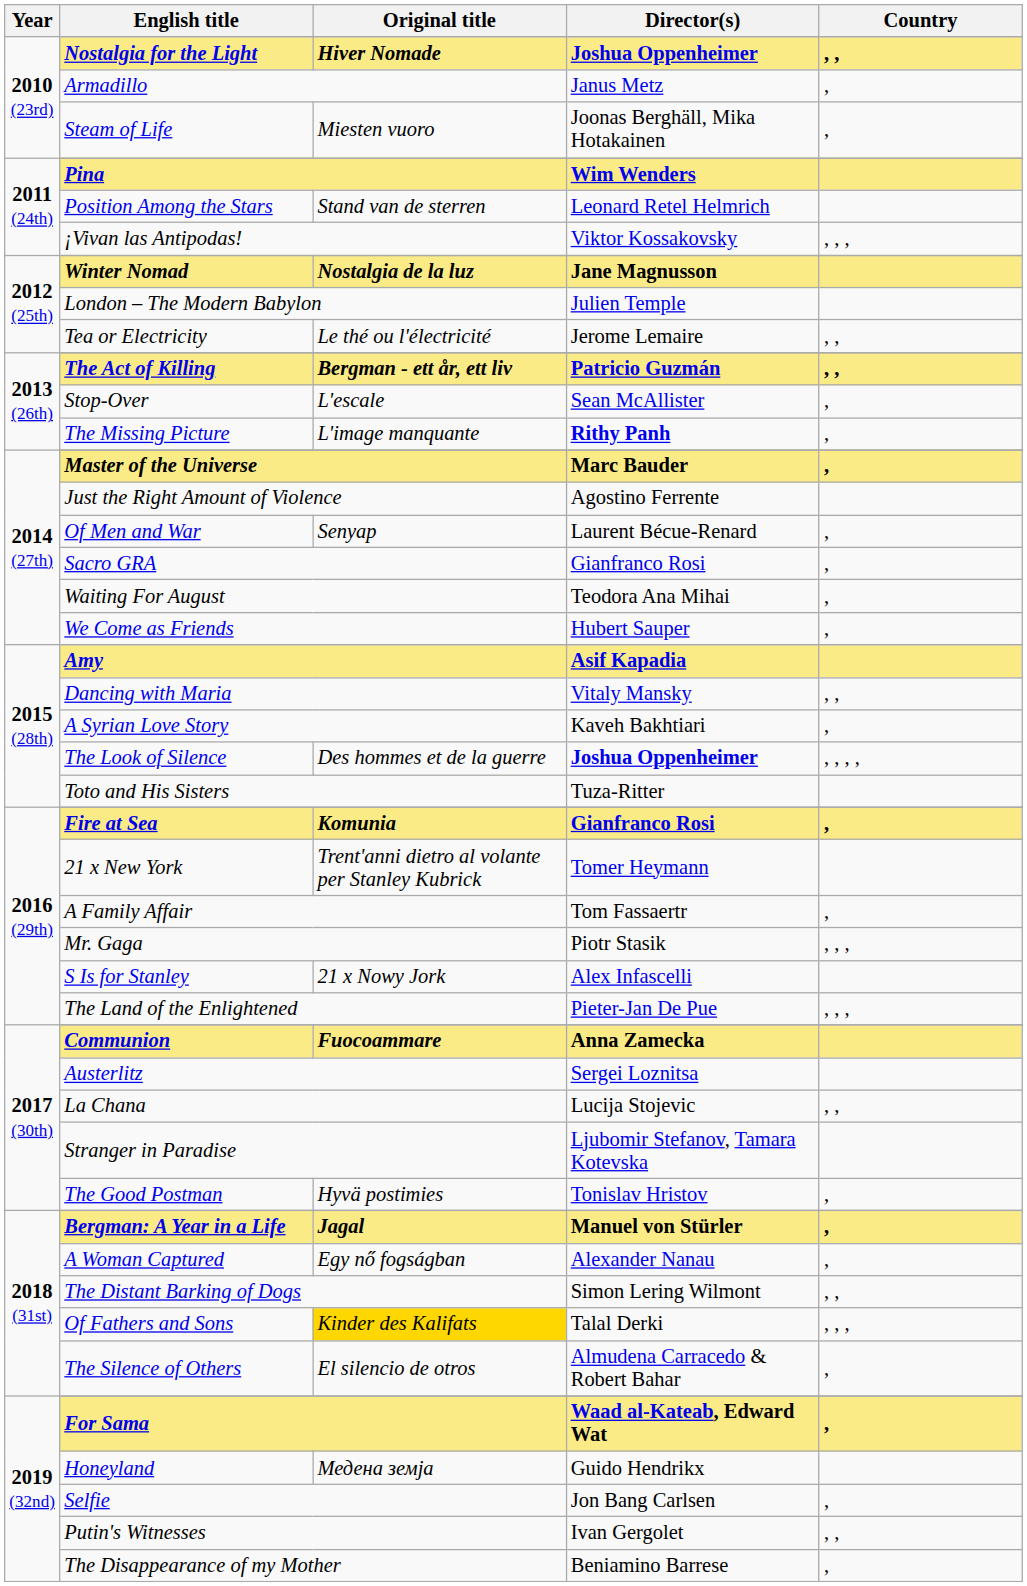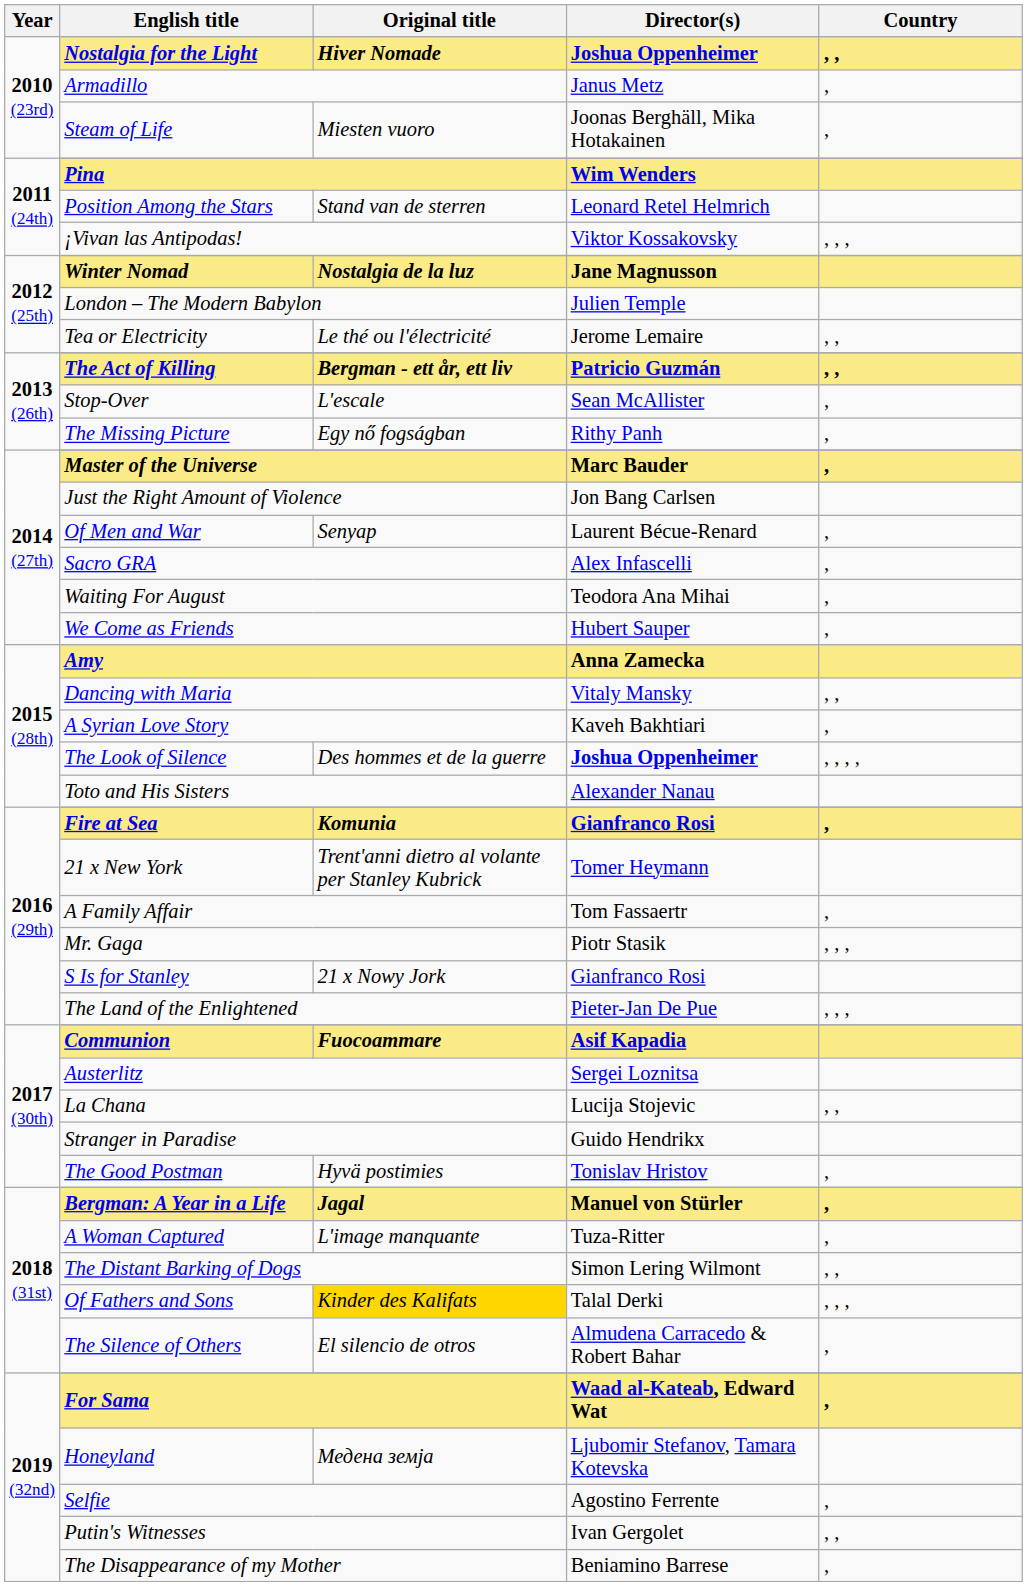(398, 433) L'image manquante -> (391, 433) Egy nő fogságban
(621, 433) bold -> (617, 433) normal
(645, 498) Agostino Ferrente -> (643, 498) Jon Bang Carlsen
(638, 563) Gianfranco Rosi -> (631, 563) Alex Infascelli
(628, 660) Asif Kapadia -> (638, 660) Anna Zamecka
(618, 790) Tuza-Ritter -> (643, 790) Alexander Nanau
(631, 976) Alex Infascelli -> (638, 976) Gianfranco Rosi
(638, 1041) Anna Zamecka -> (628, 1041) Asif Kapadia
(683, 1150) Ljubomir Stefanov, Tamara Kotevska -> (638, 1138) Guido Hendrikx
(391, 1259) Egy nő fogságban -> (398, 1236) L'image manquante
(643, 1259) Alexander Nanau -> (618, 1236) Tuza-Ritter
(638, 1467) Guido Hendrikx -> (683, 1456) Ljubomir Stefanov, Tamara Kotevska
(643, 1500) Jon Bang Carlsen -> (645, 1500) Agostino Ferrente
